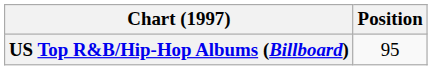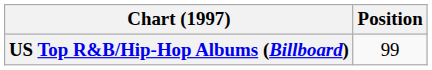(390, 49) 95 -> (390, 49) 99
